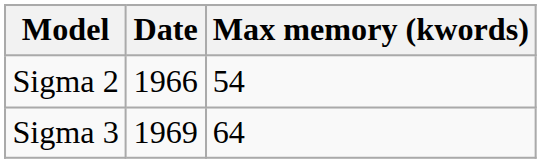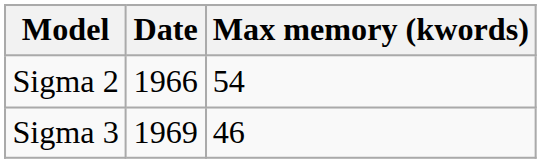(229, 132) 64 -> (229, 132) 46
